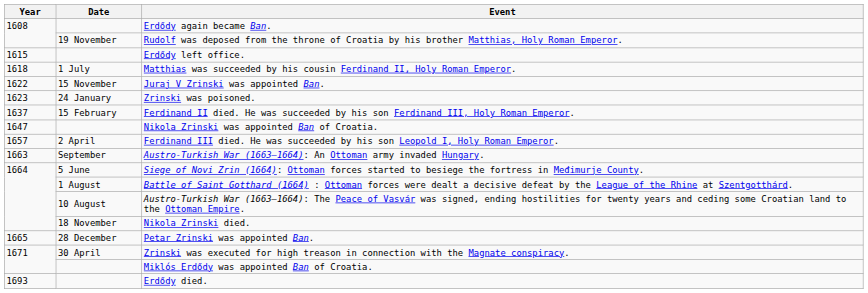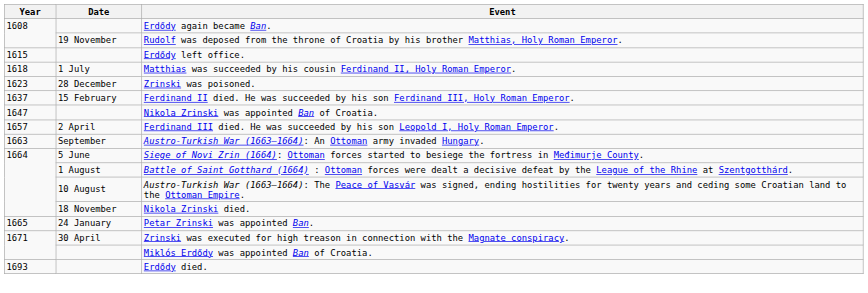- row: (234, 84)
(85, 98) 24 January -> (87, 84) 28 December
(87, 238) 28 December -> (85, 223) 24 January
